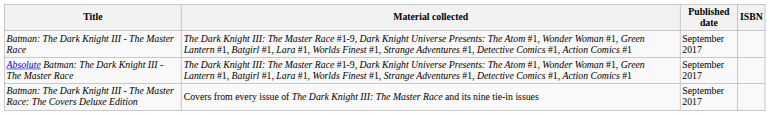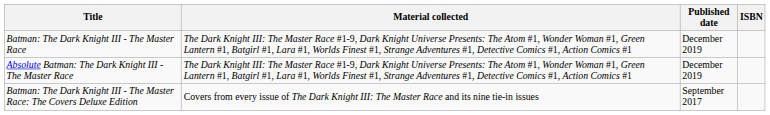(703, 44) September 2017 -> (702, 44) December 2019
(703, 70) September 2017 -> (702, 70) December 2019
